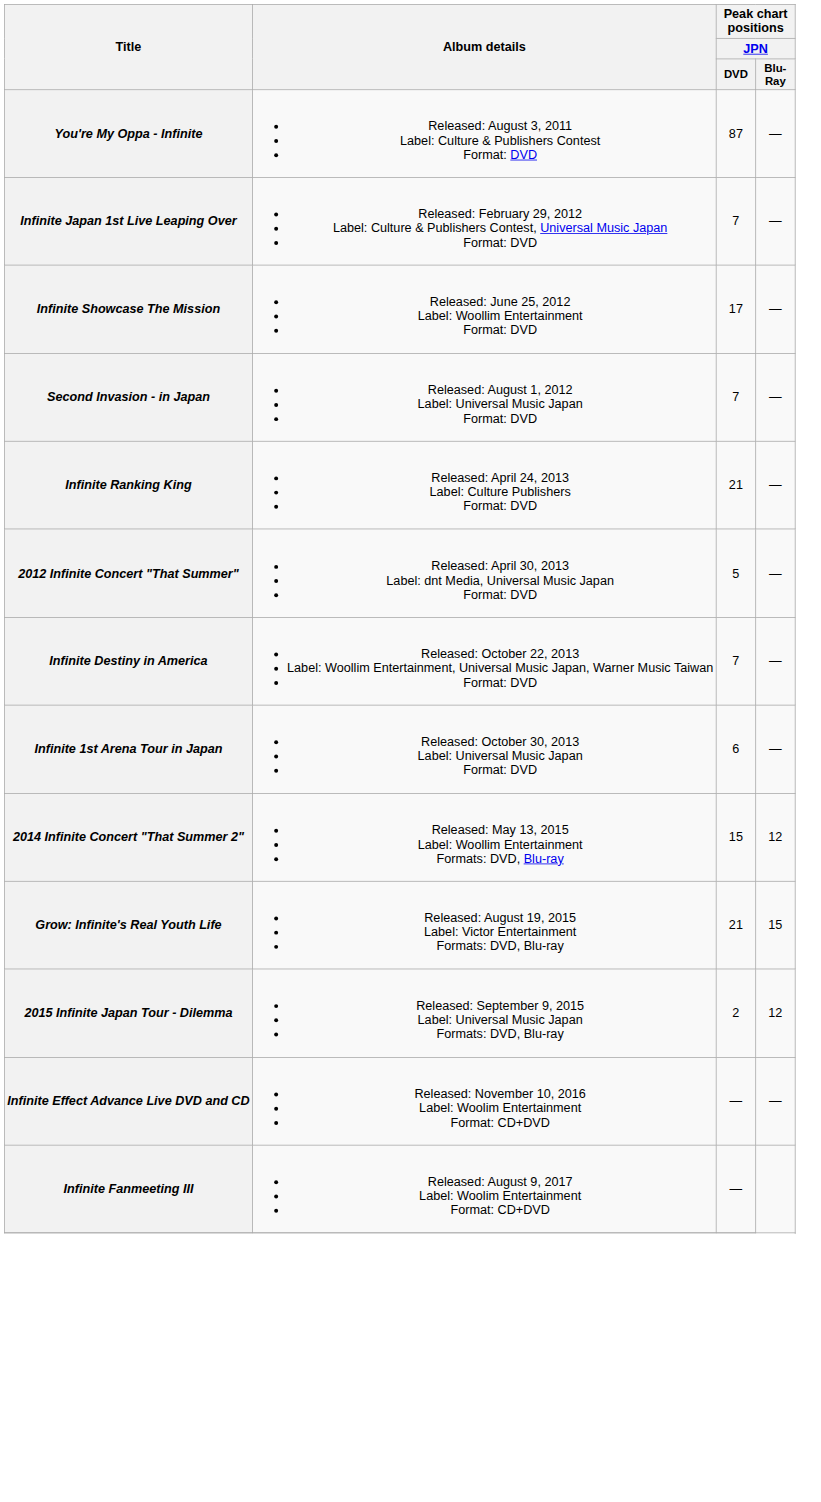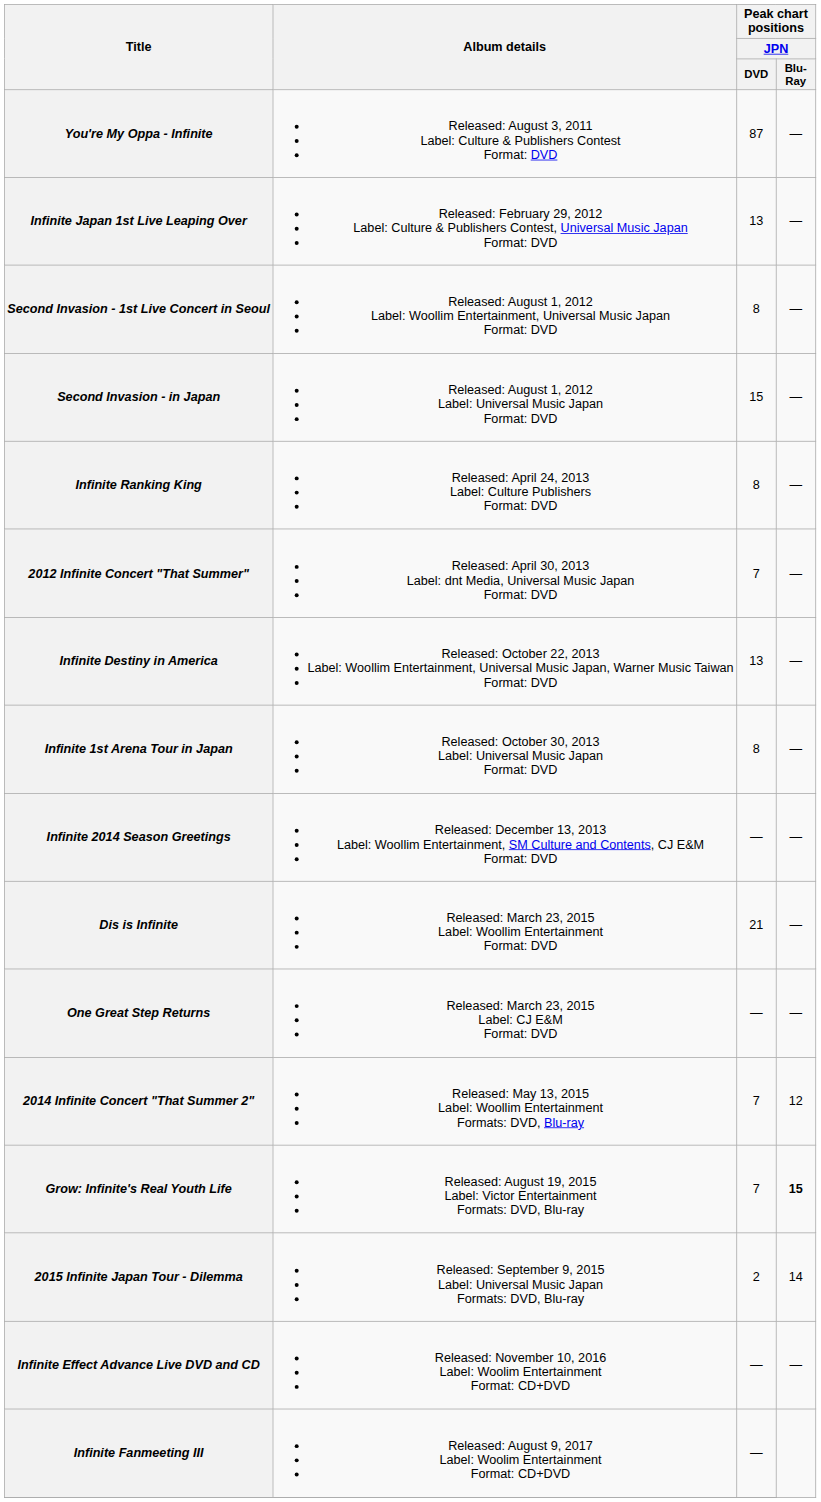(736, 221) 7 -> (756, 221) 13
- row: (128, 309)
+ row: (139, 309)
(736, 397) 7 -> (756, 397) 15
(736, 485) 21 -> (756, 485) 8
(736, 573) 5 -> (756, 573) 7
(736, 661) 7 -> (756, 661) 13
(736, 749) 6 -> (756, 749) 8
+ row: (139, 837)
+ row: (139, 925)
+ row: (139, 1013)
(736, 837) 15 -> (756, 1101) 7
(736, 925) 21 -> (756, 1189) 7
(775, 925) normal -> (796, 1189) bold
(775, 1013) 12 -> (796, 1277) 14
